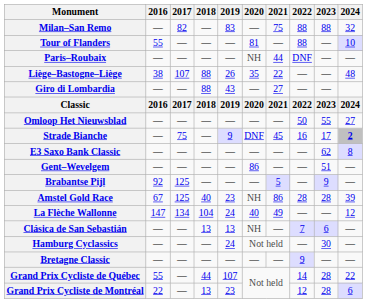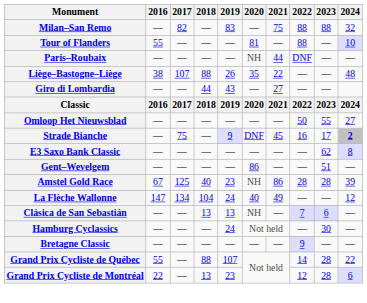(206, 89) 88 -> (206, 89) 44
- row: (75, 182)
(206, 275) 44 -> (206, 259) 88
